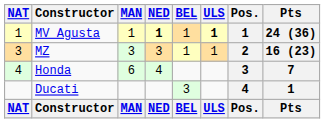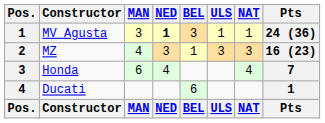columns swapped: (245, 14) <-> (18, 14)
(131, 33) 1 -> (139, 33) 3
(186, 33) 1 -> (194, 33) 3
(214, 33) bold -> (221, 33) normal
(131, 52) 3 -> (139, 52) 4
(214, 52) 1 -> (221, 52) 3
(186, 90) 3 -> (194, 90) 6
